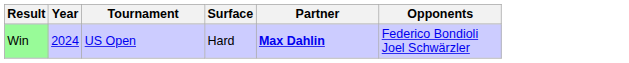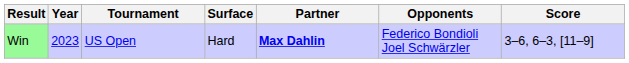+ column: (563, 14)
(65, 41) 2024 -> (65, 41) 2023
